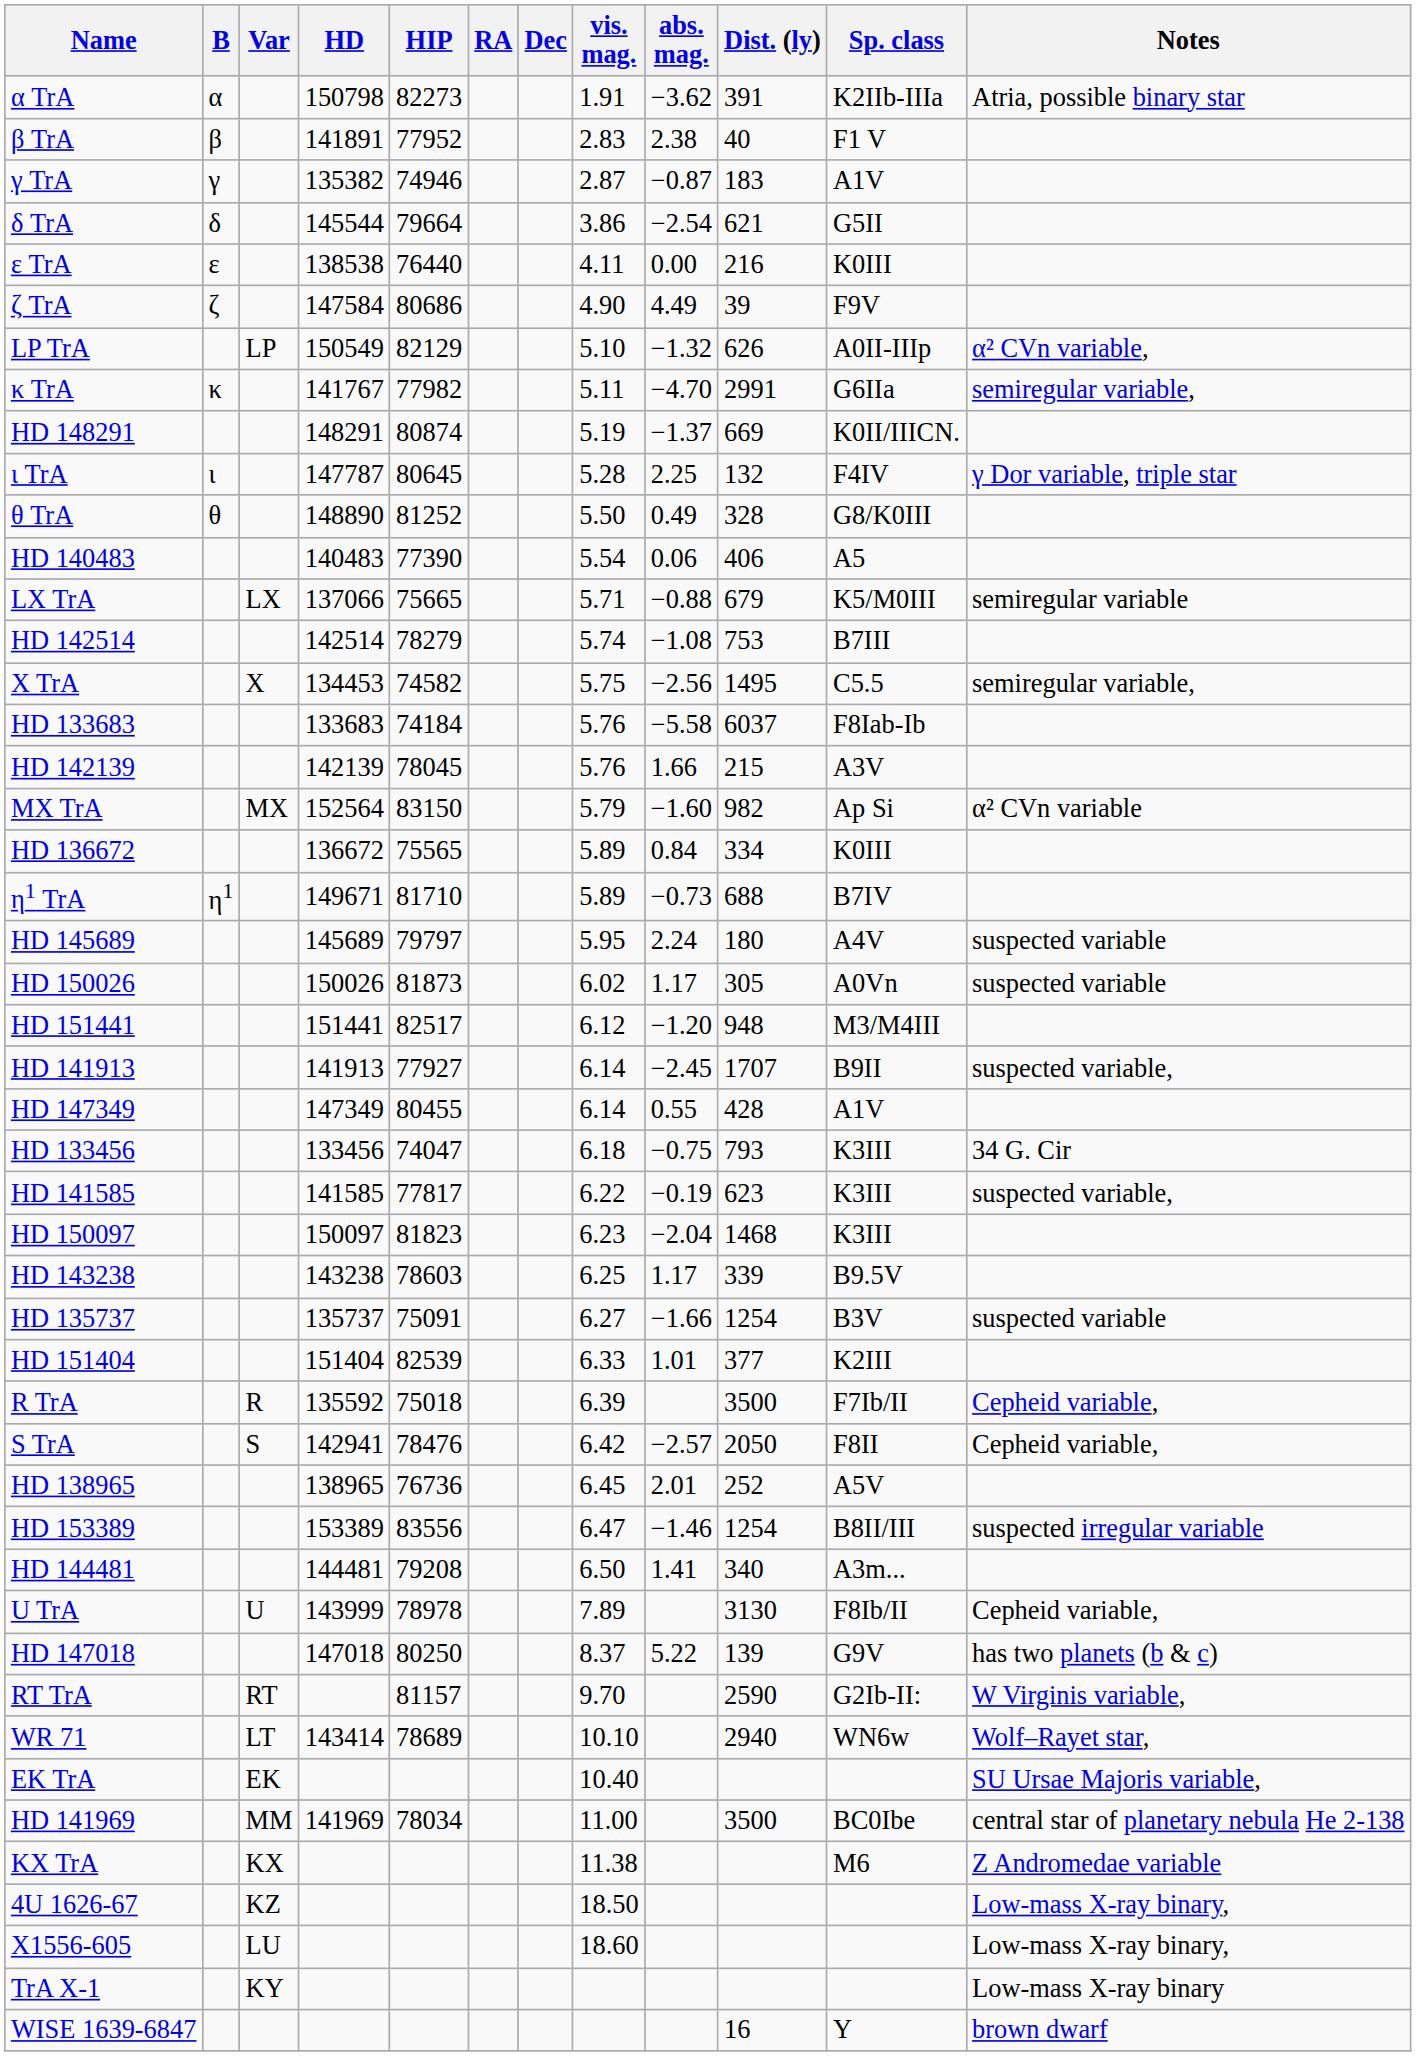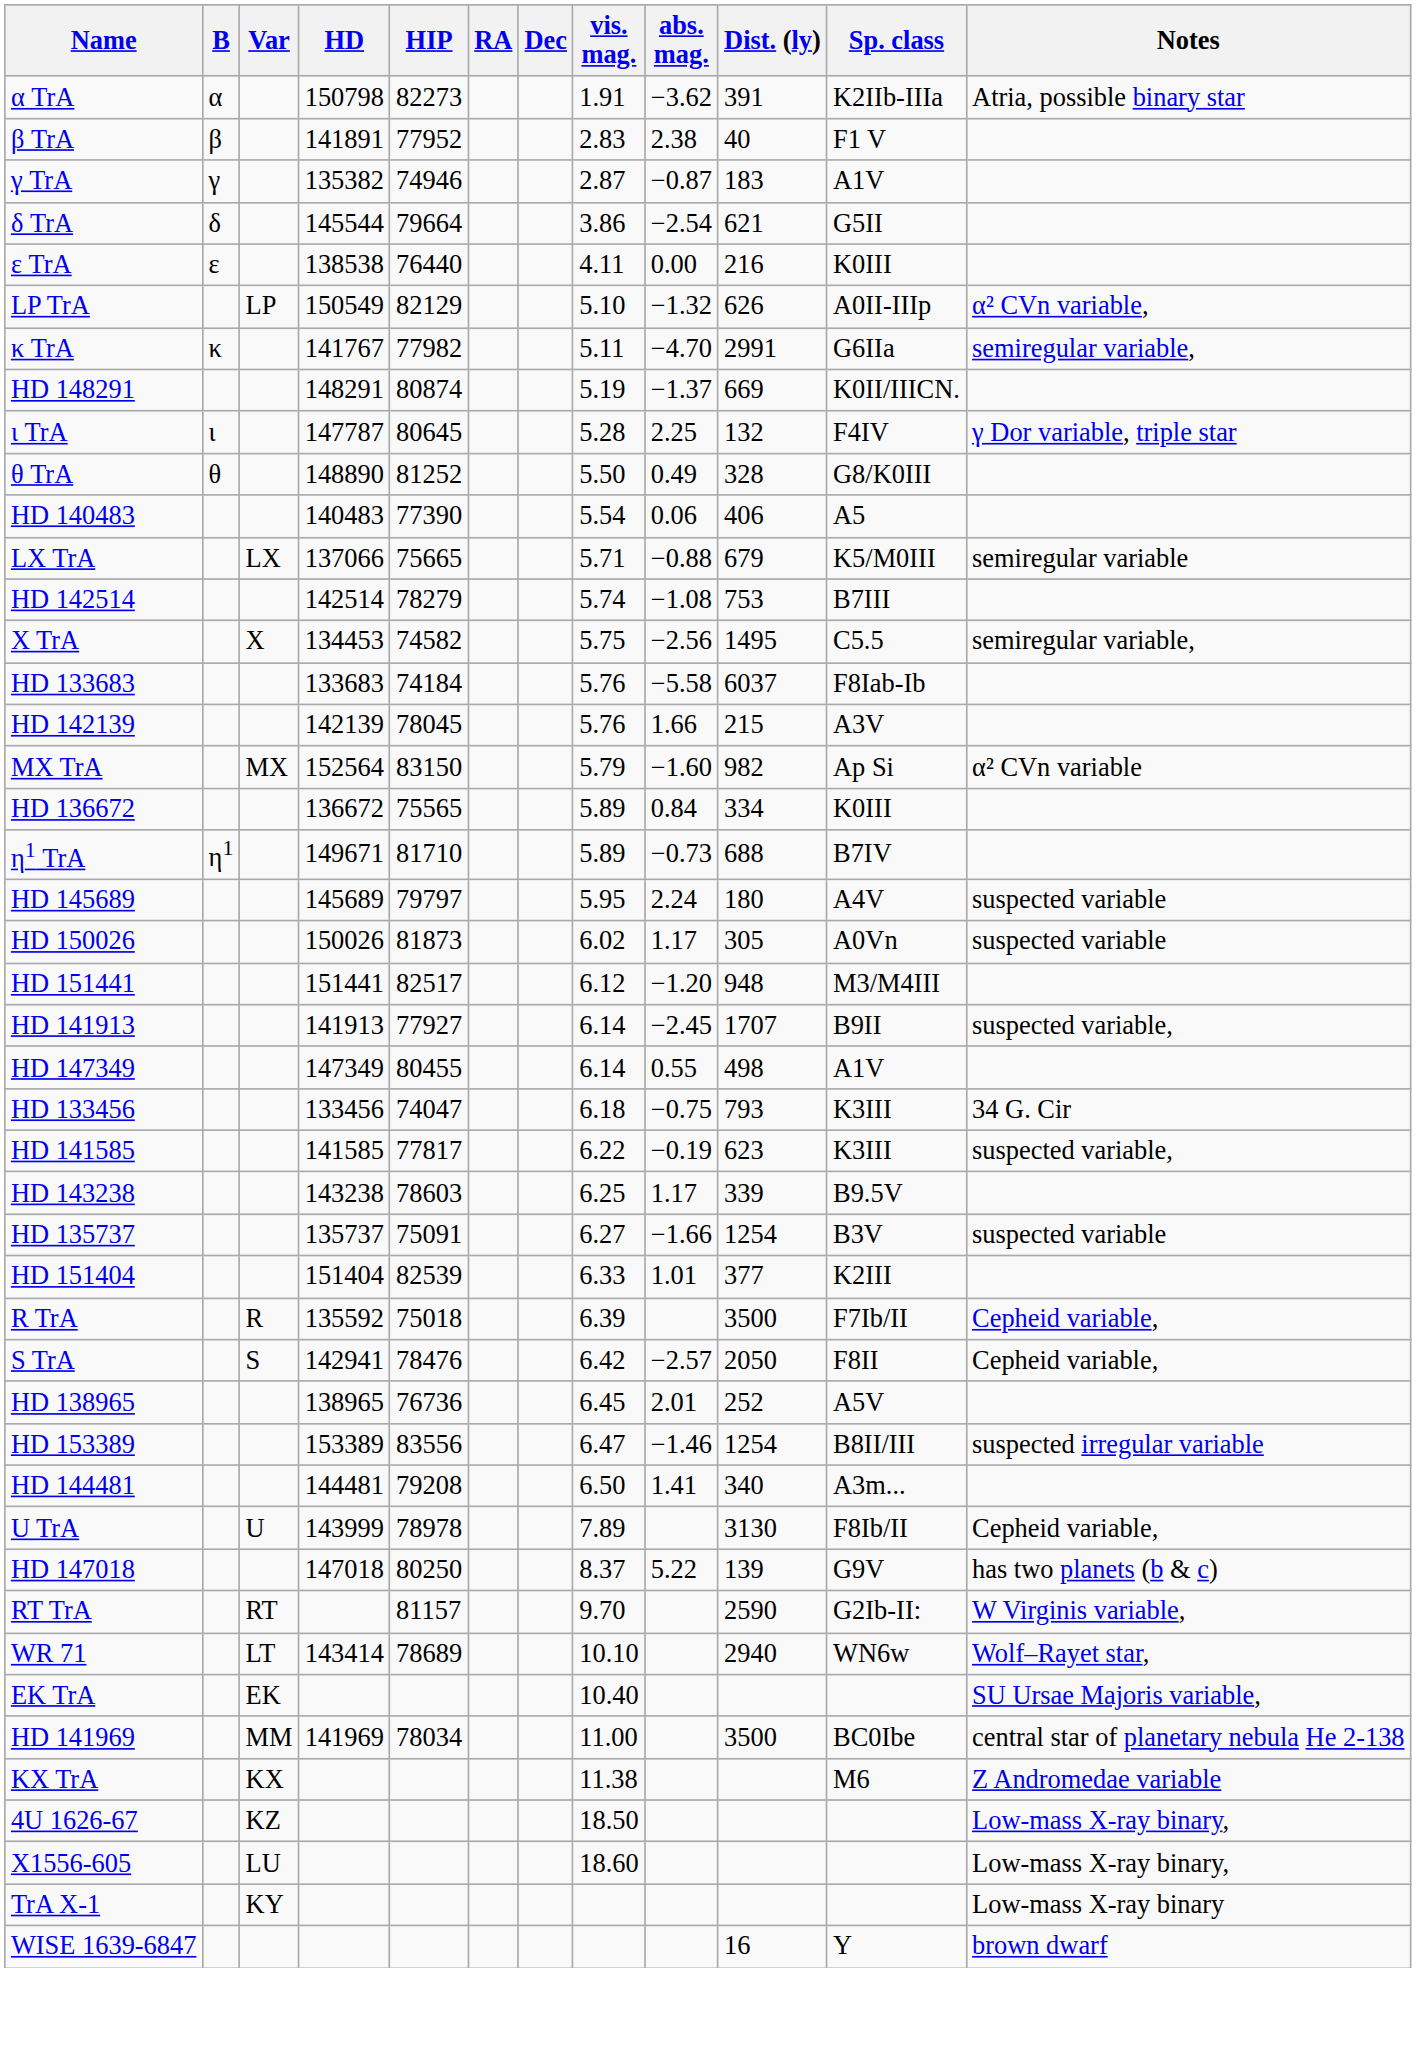- row: (41, 306)
(744, 1108) 428 -> (744, 1067) 498
- row: (73, 1234)
